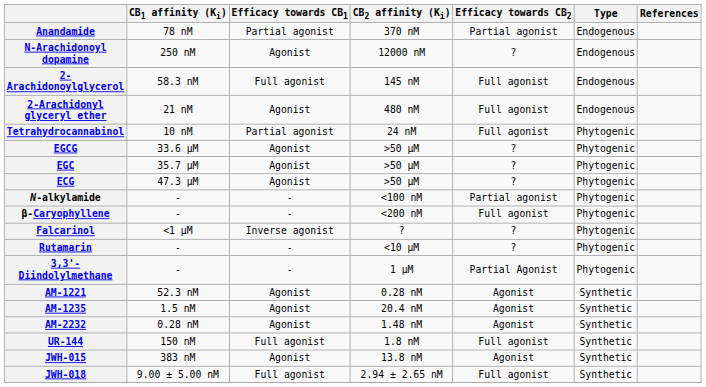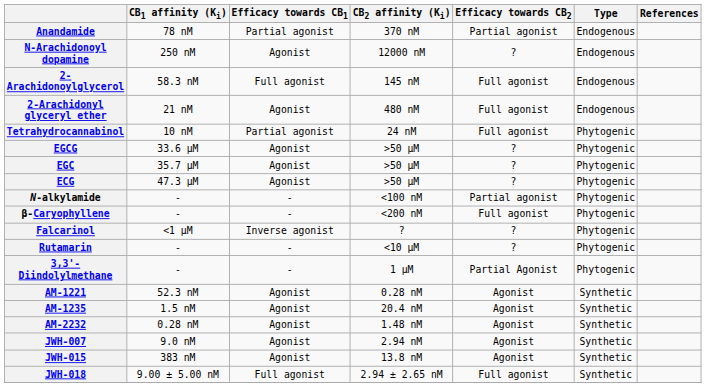- row: (66, 341)
+ row: (66, 341)
